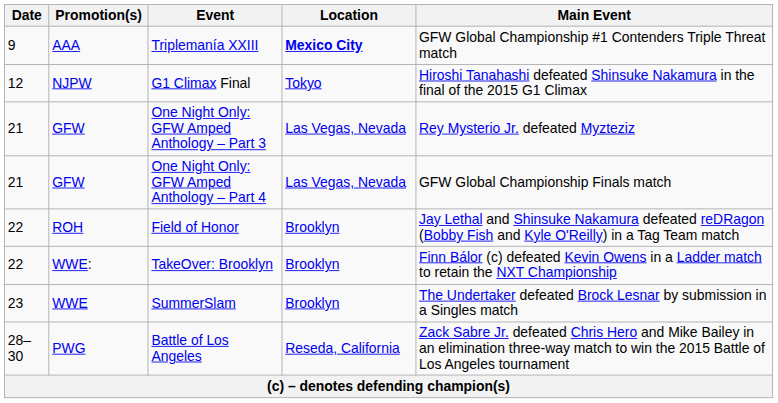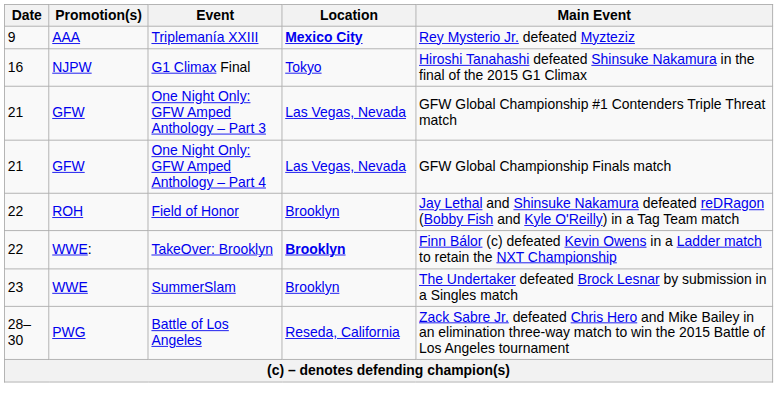(592, 45) GFW Global Championship #1 Contenders Triple Threat match -> (527, 37) Rey Mysterio Jr. defeated Myzteziz
(15, 83) 12 -> (15, 67) 16
(527, 128) Rey Mysterio Jr. defeated Myzteziz -> (592, 113) GFW Global Championship #1 Contenders Triple Threat match
(312, 265) normal -> (315, 249) bold
